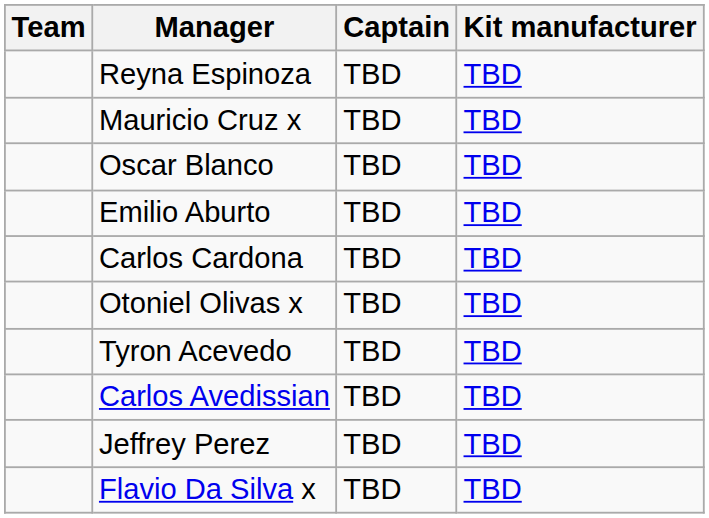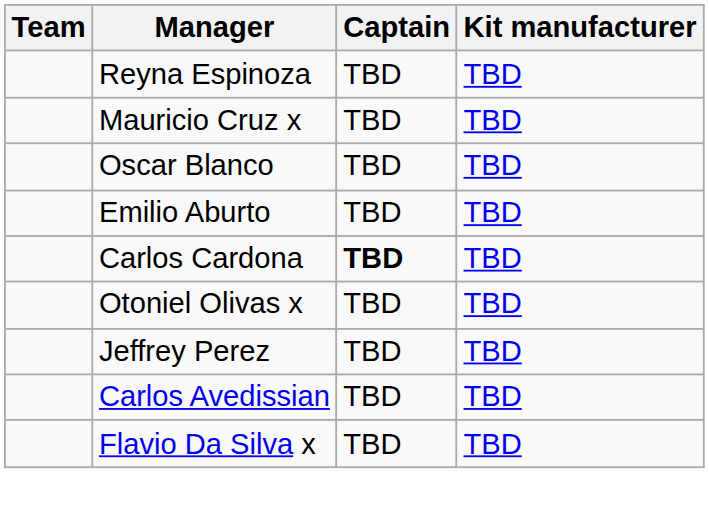(372, 258) normal -> (373, 258) bold
- row: (195, 350)
rows swapped: (184, 443) <-> (214, 397)
